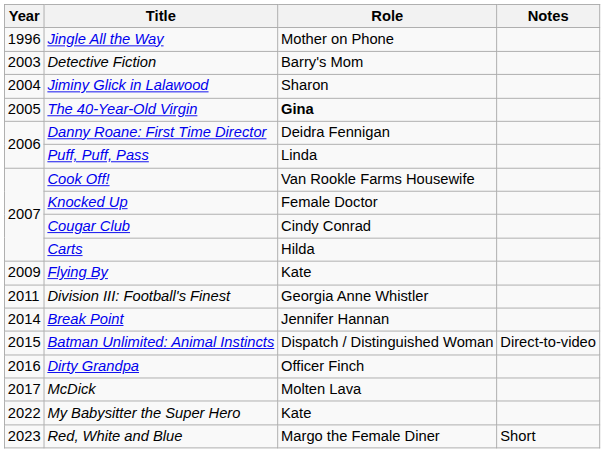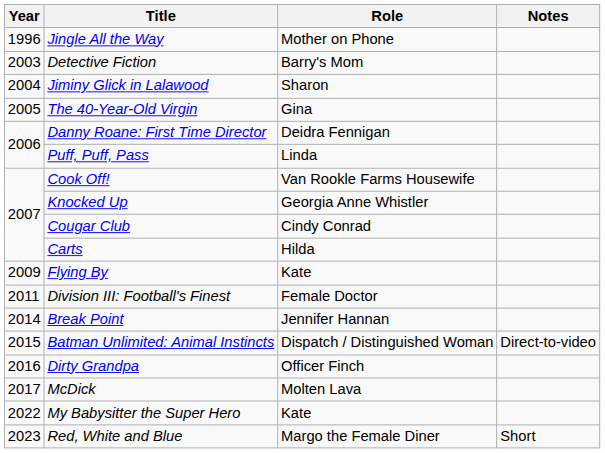(297, 109) bold -> (297, 109) normal
(329, 202) Female Doctor -> (355, 202) Georgia Anne Whistler
(355, 296) Georgia Anne Whistler -> (329, 296) Female Doctor
